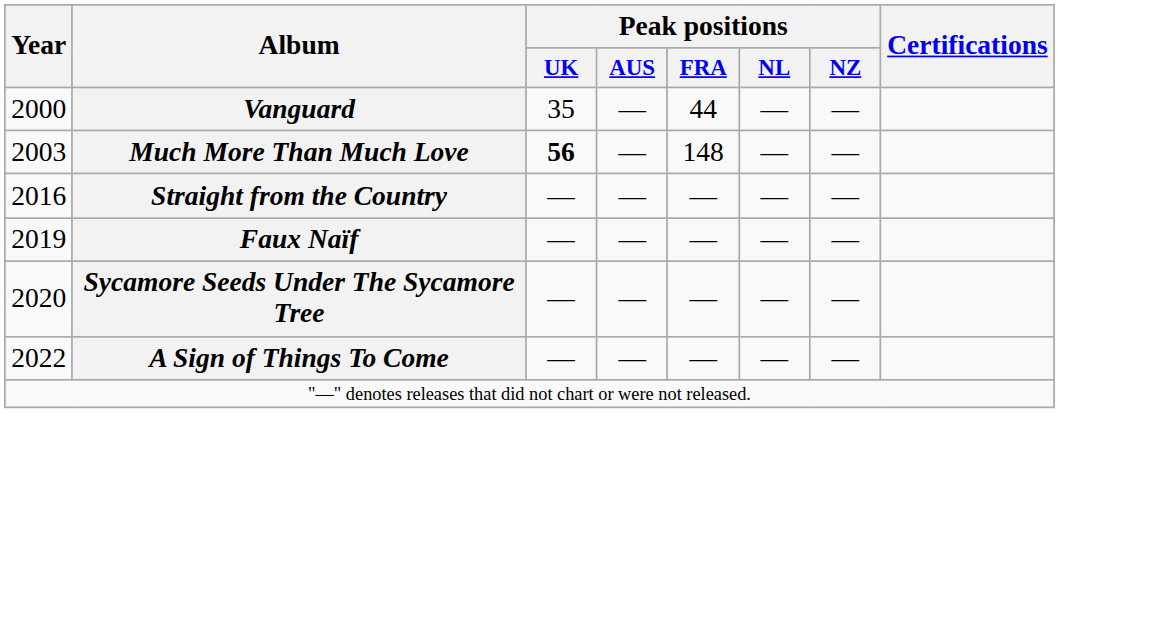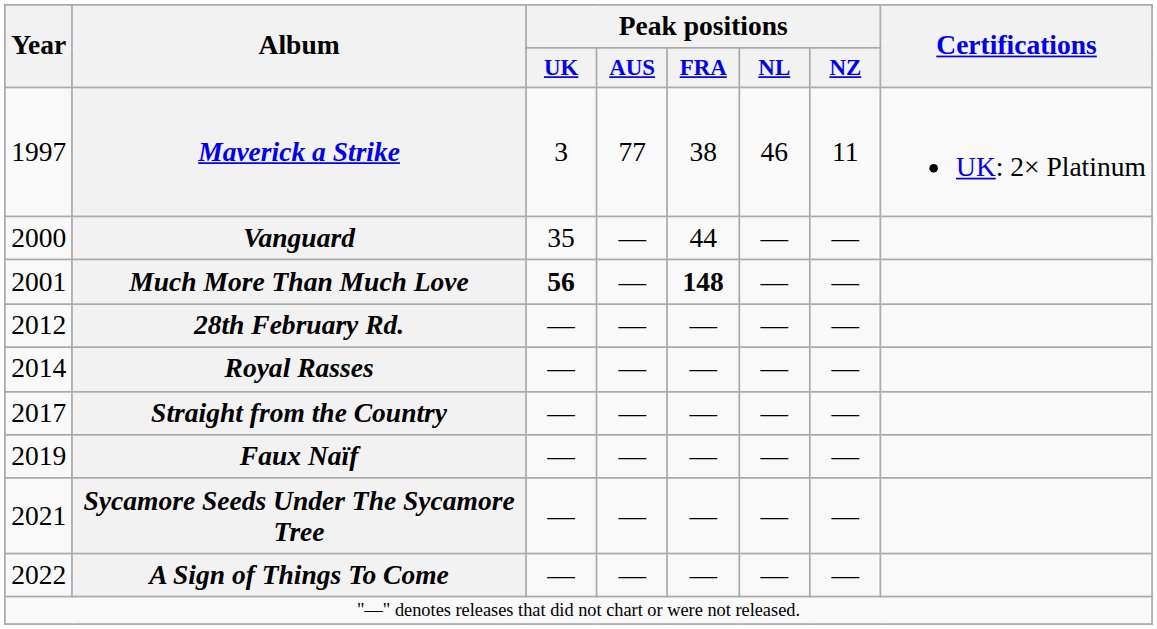+ row: (299, 151)
(39, 151) 2003 -> (39, 281) 2001
(703, 151) normal -> (703, 281) bold
+ row: (299, 325)
+ row: (299, 368)
(39, 195) 2016 -> (39, 412) 2017
(39, 298) 2020 -> (39, 515) 2021
